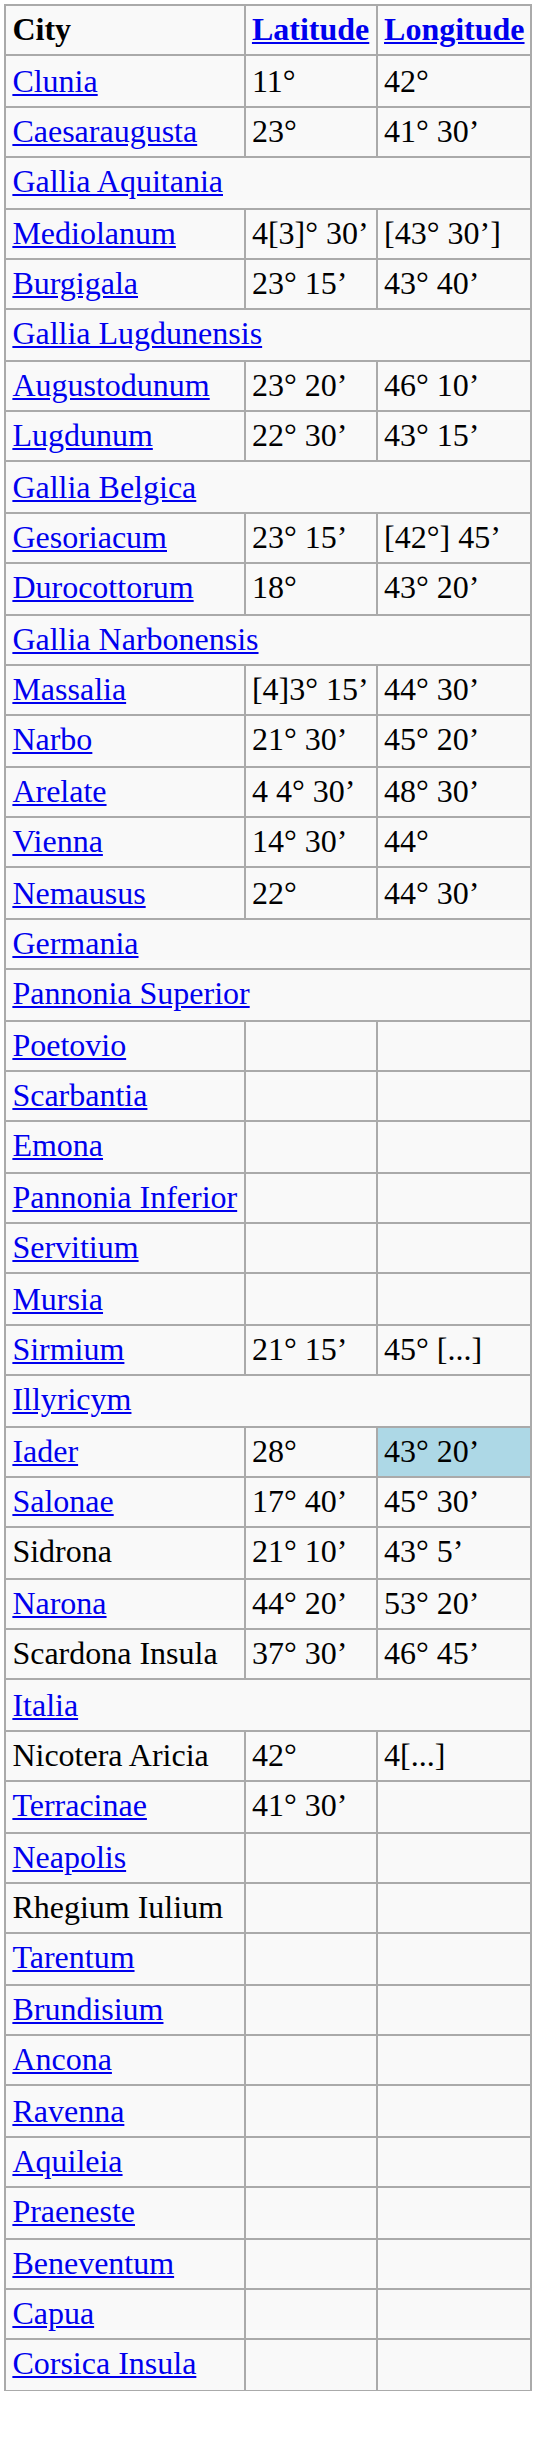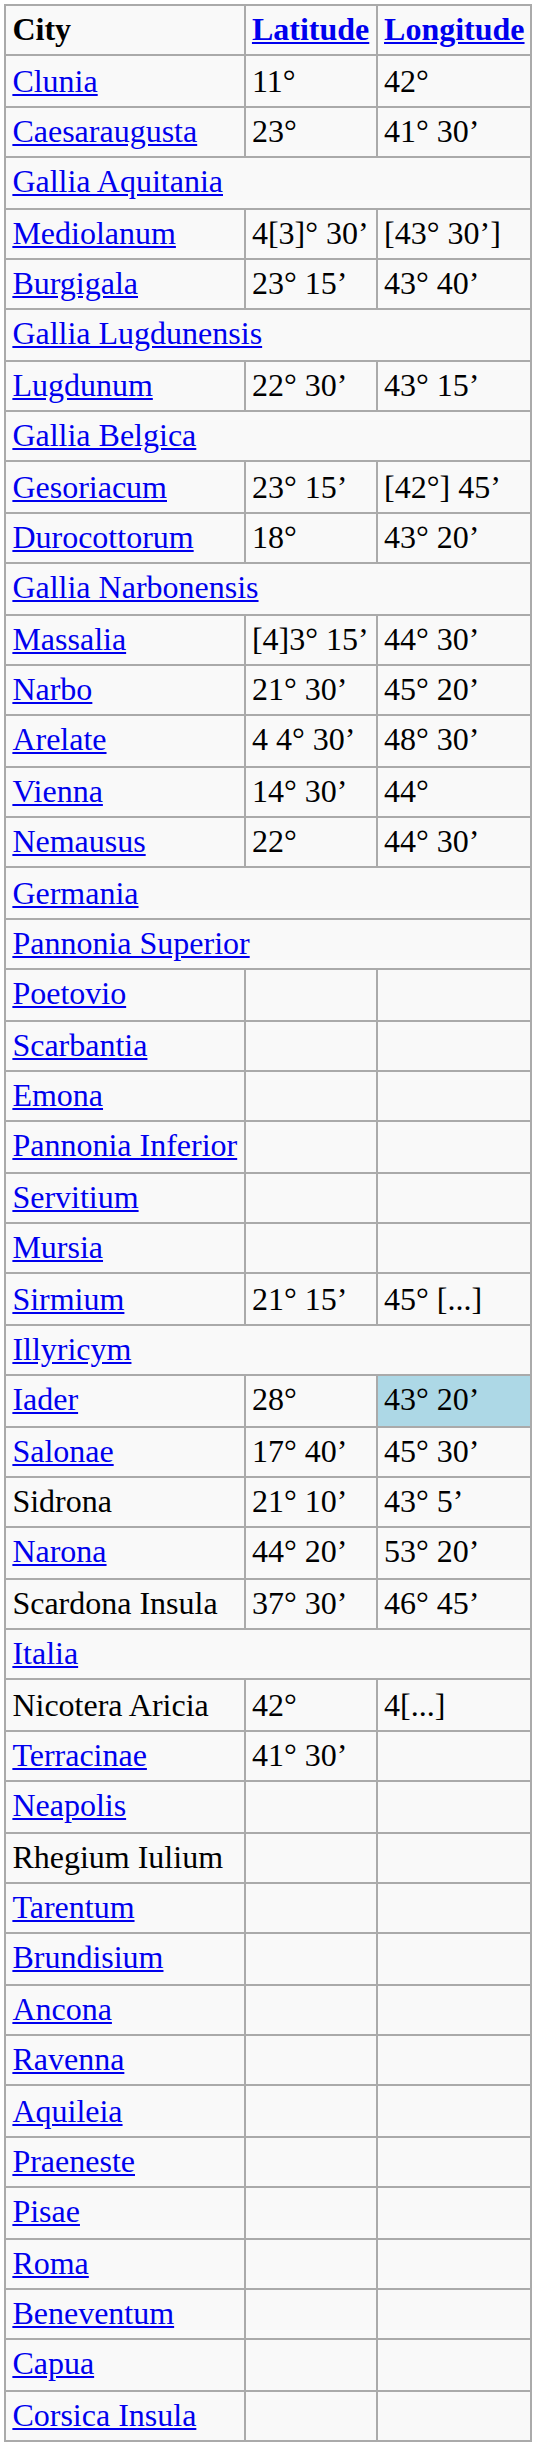- row: (111, 385)
+ row: (46, 2212)
+ row: (51, 2262)
